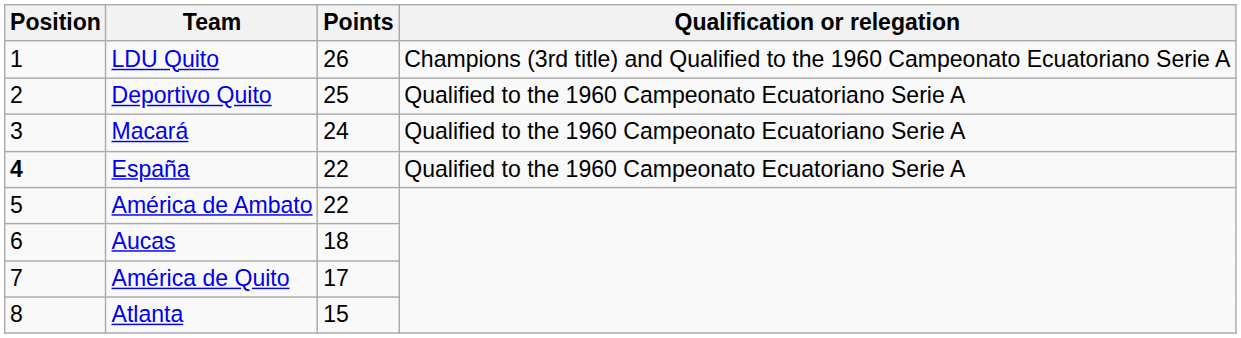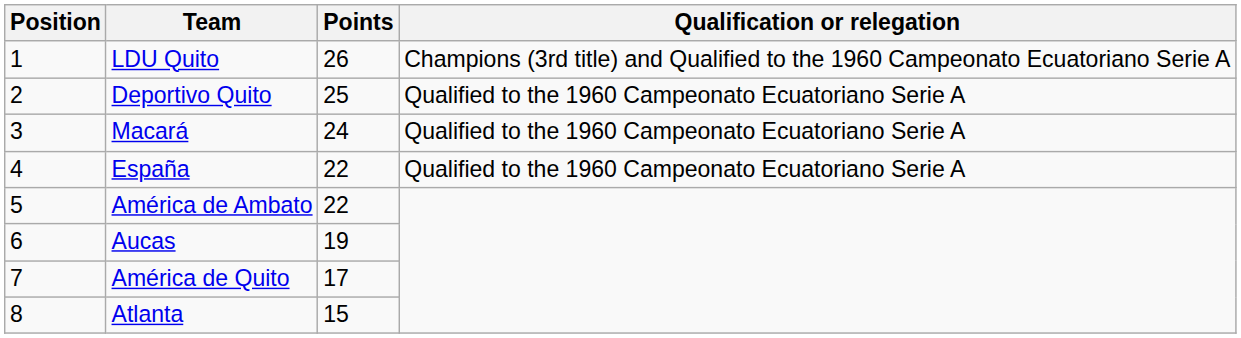(16, 168) bold -> (16, 168) normal
(336, 242) 18 -> (336, 242) 19
